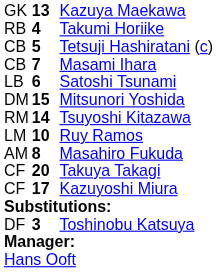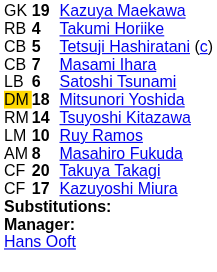(41, 11) 13 -> (41, 11) 19
(16, 100) no background -> (16, 100) gold background
(41, 100) 15 -> (41, 100) 18
- row: (127, 224)
